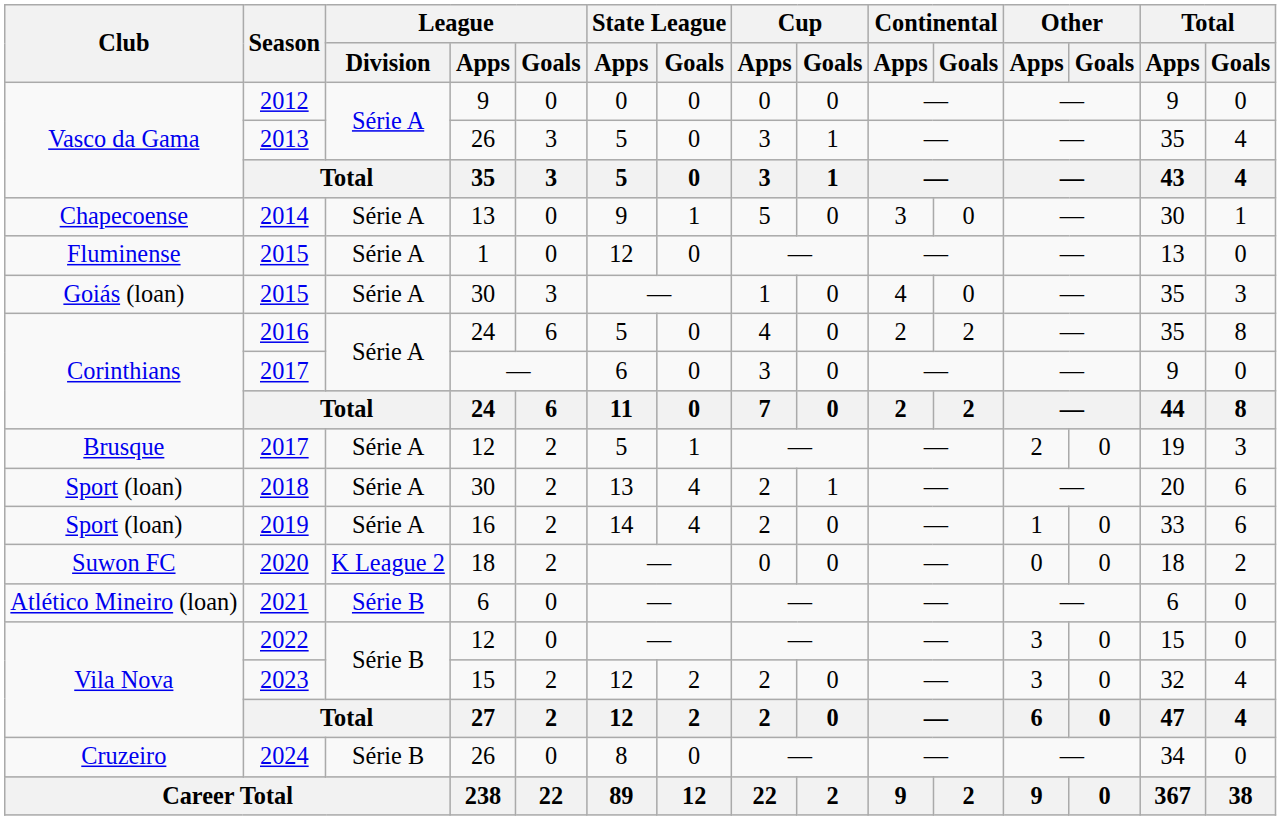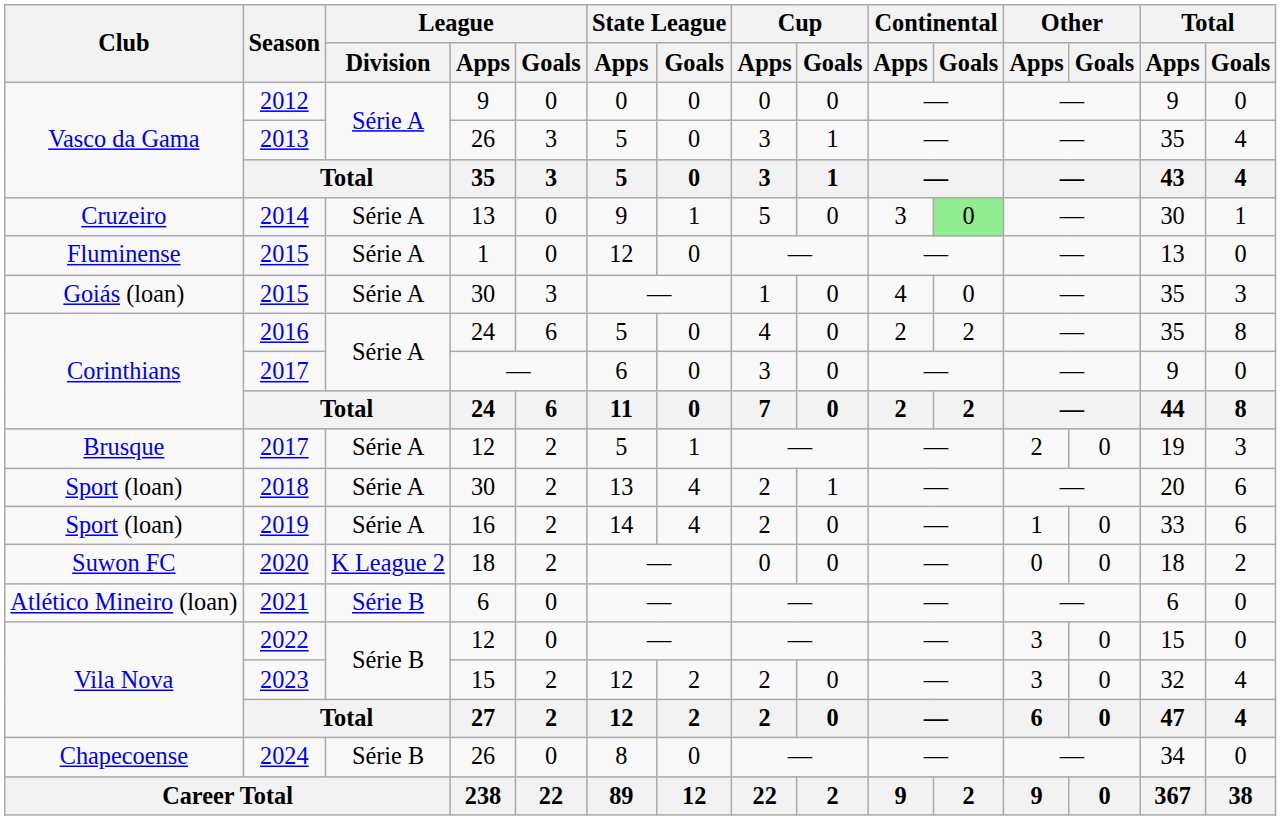(124, 216) Chapecoense -> (124, 216) Cruzeiro
(969, 216) no background -> (969, 216) lightgreen background
(124, 756) Cruzeiro -> (124, 756) Chapecoense
